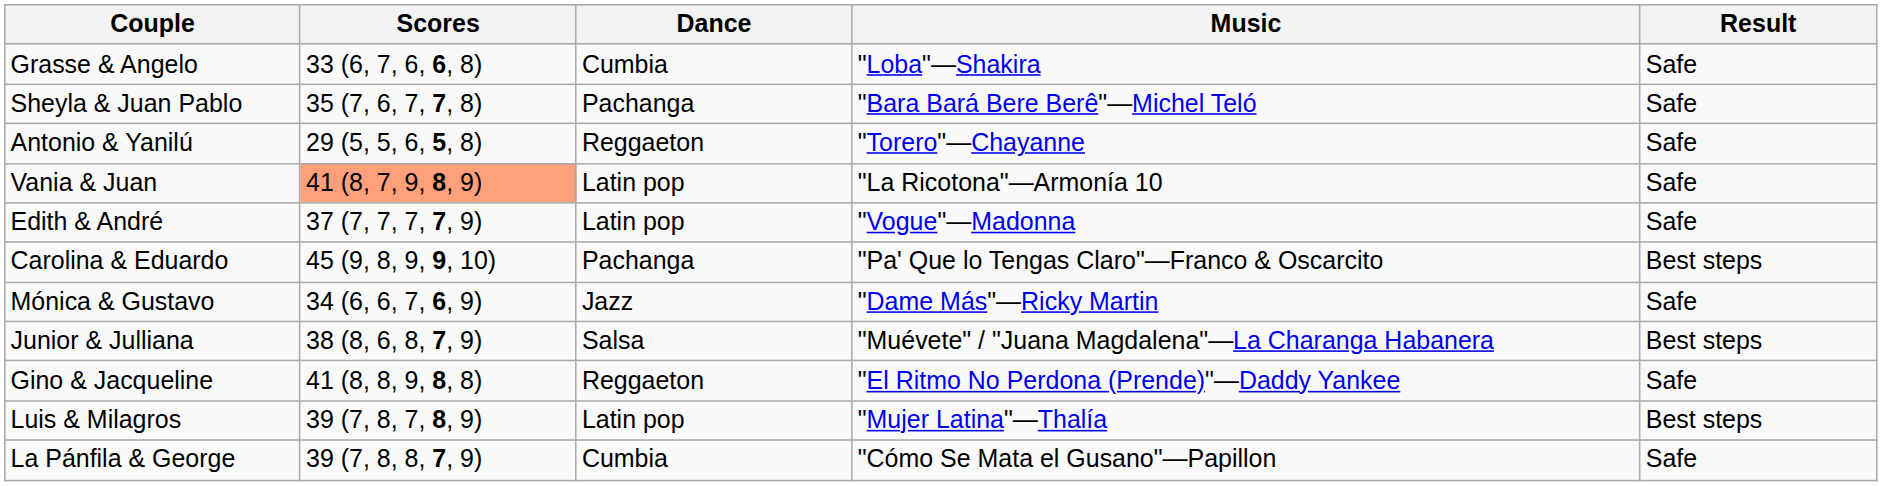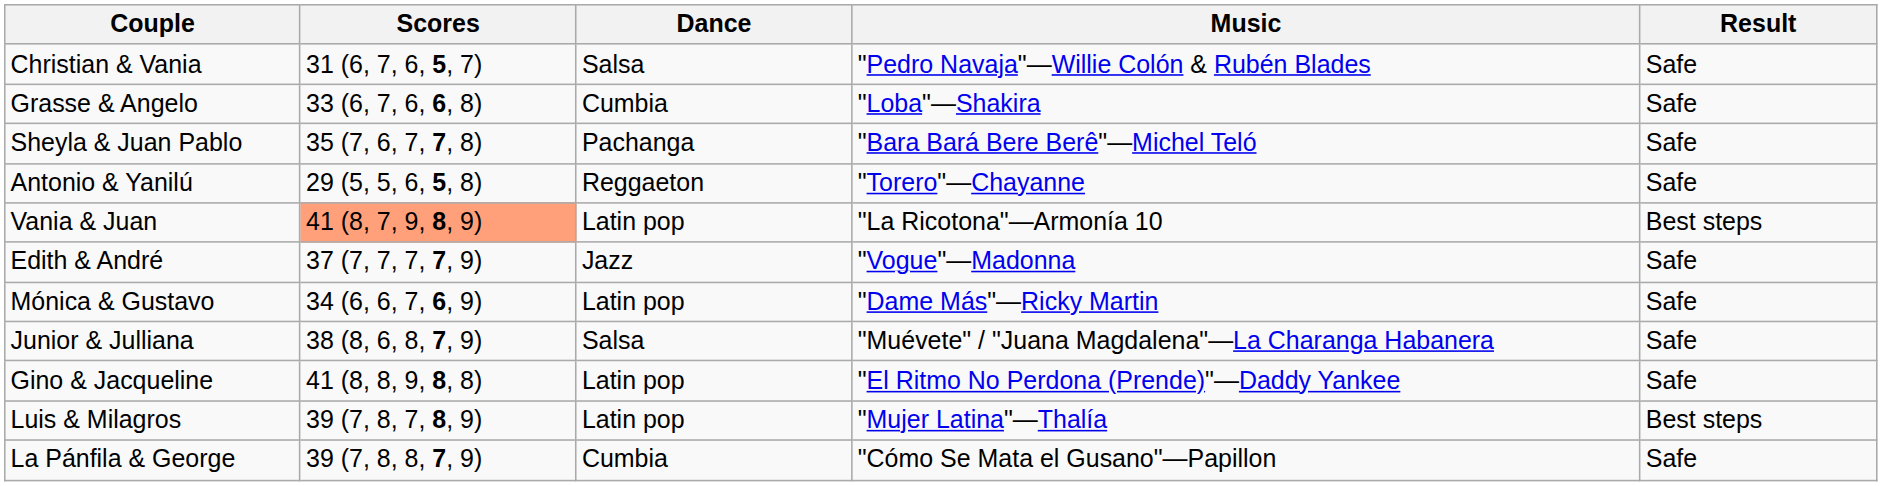+ row: (106, 63)
(1671, 182) Safe -> (1704, 222) Best steps
(633, 222) Latin pop -> (608, 261) Jazz
- row: (119, 261)
(608, 301) Jazz -> (633, 301) Latin pop
(1704, 340) Best steps -> (1671, 340) Safe
(643, 380) Reggaeton -> (633, 380) Latin pop
